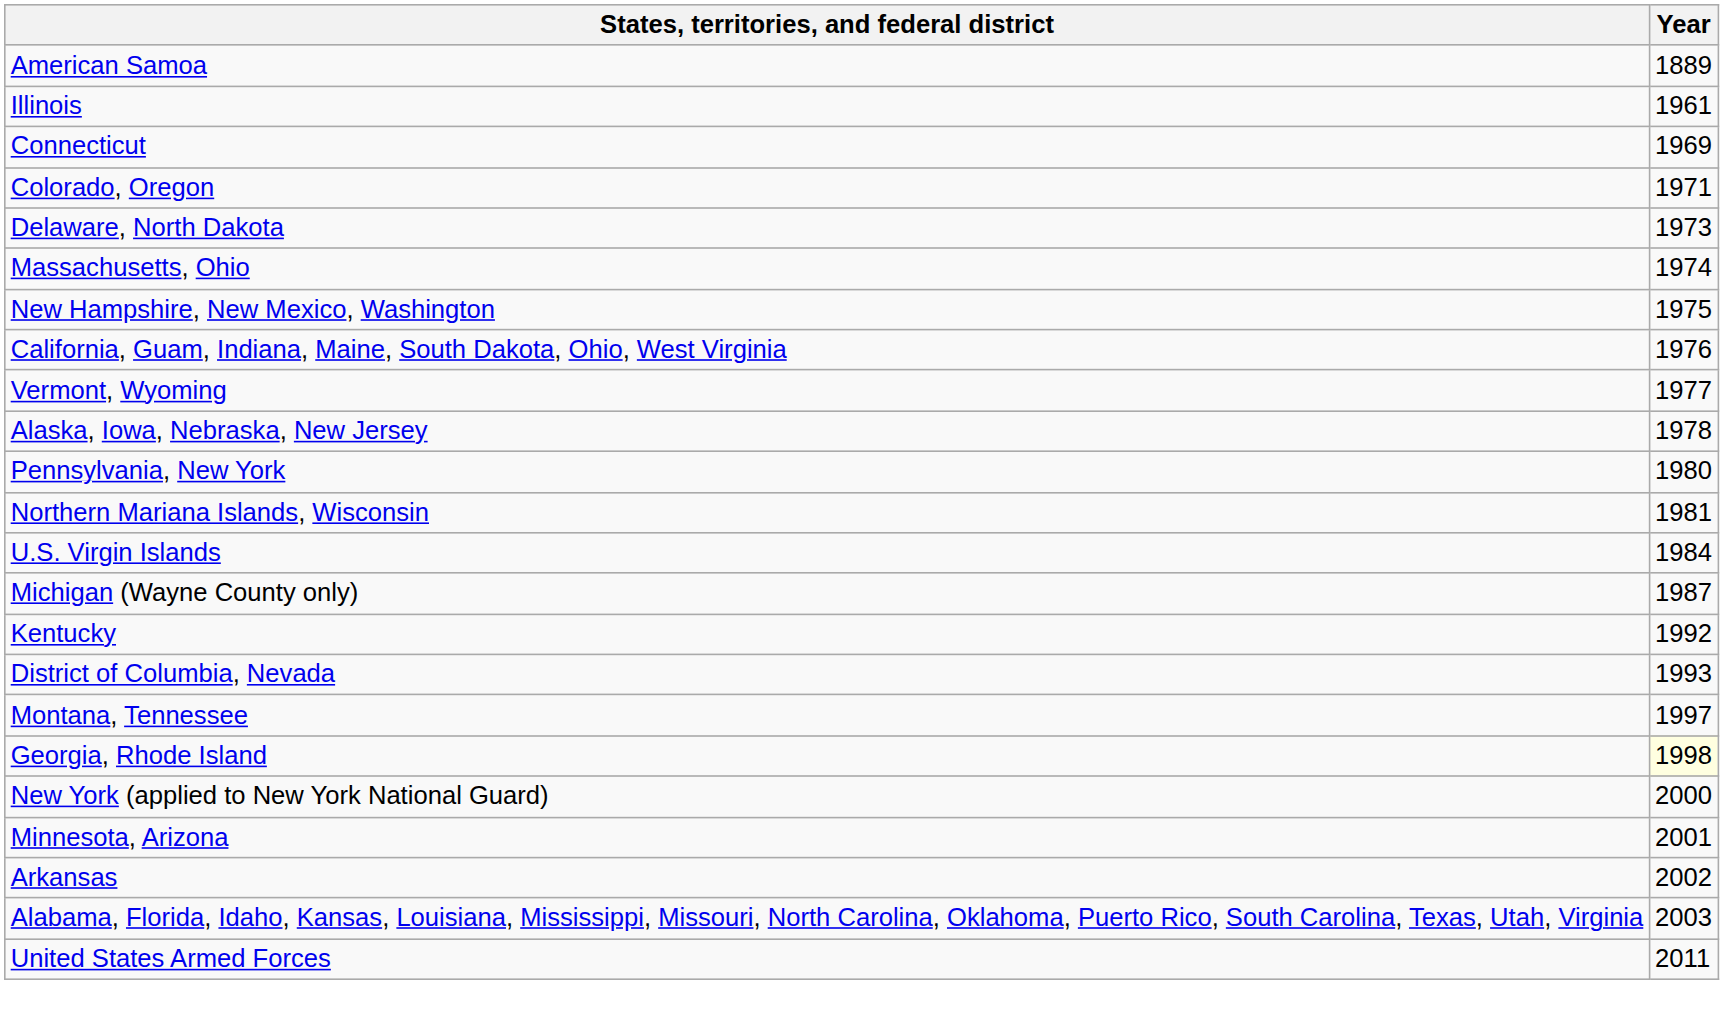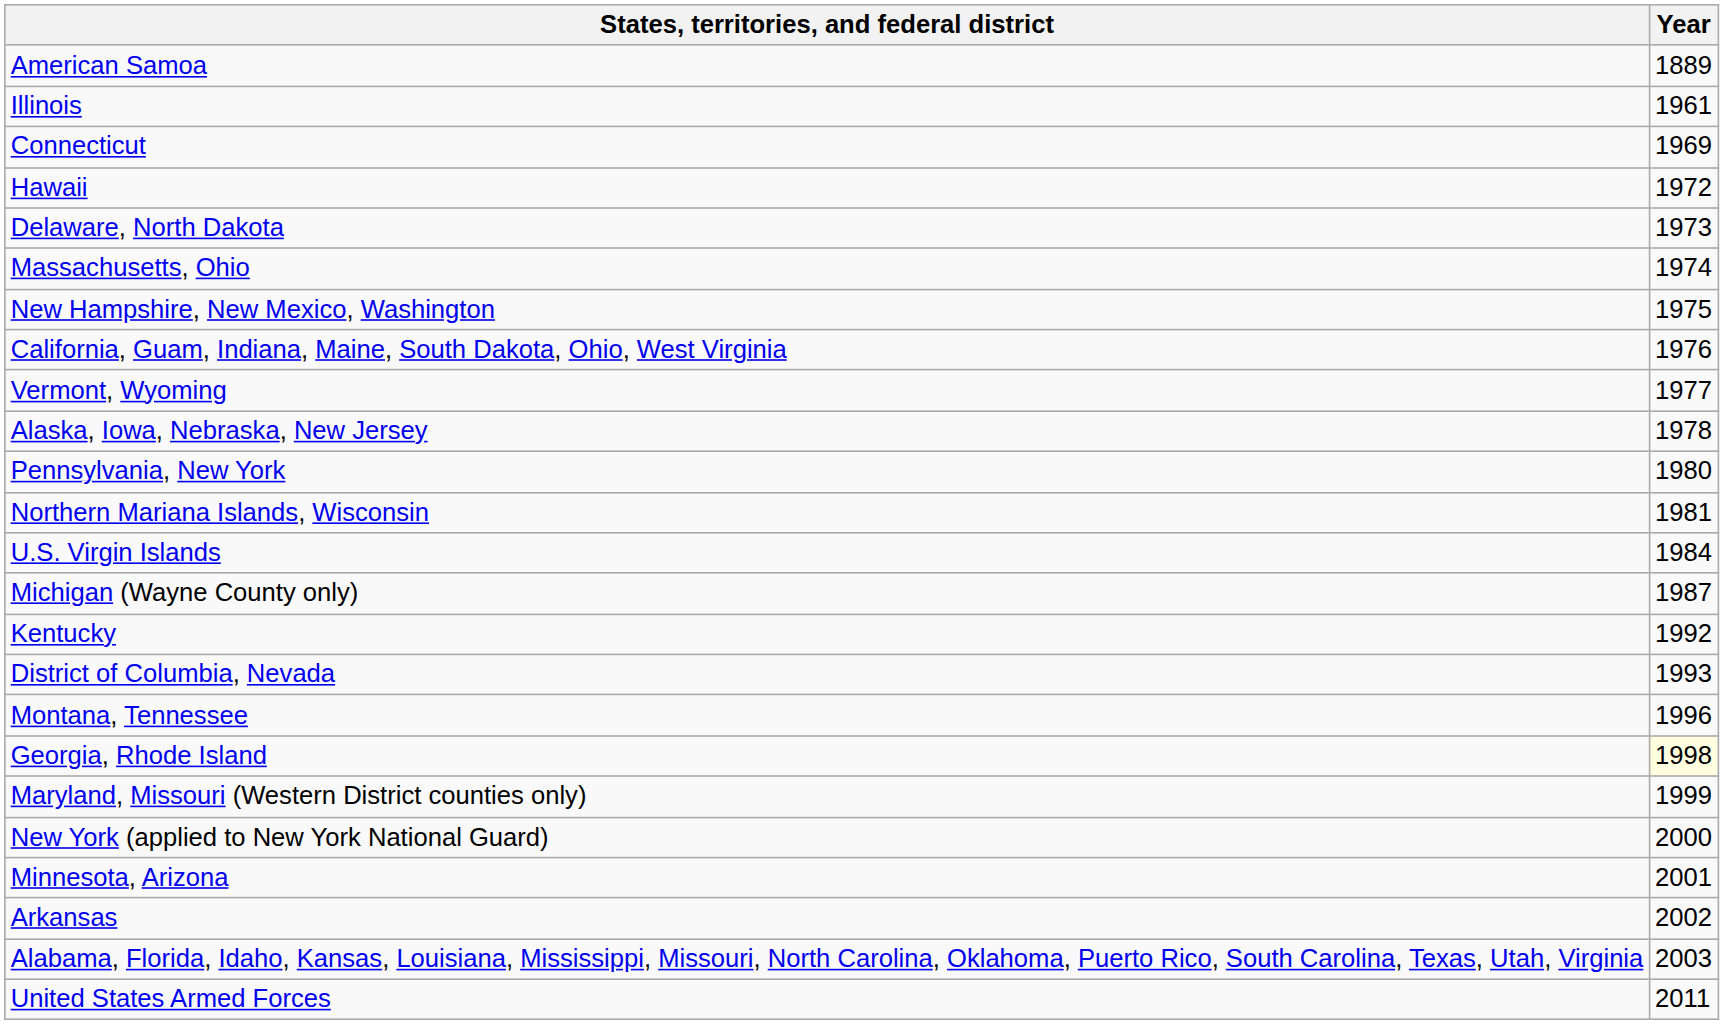- row: (112, 187)
+ row: (49, 187)
(1684, 715) 1997 -> (1684, 715) 1996
+ row: (299, 796)
